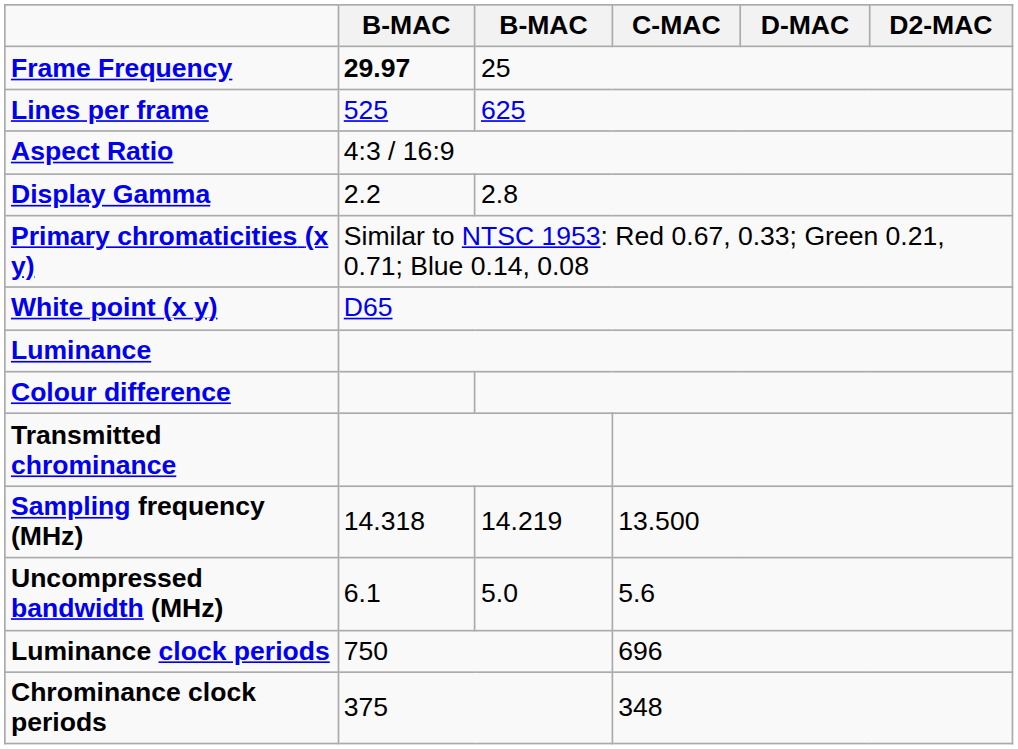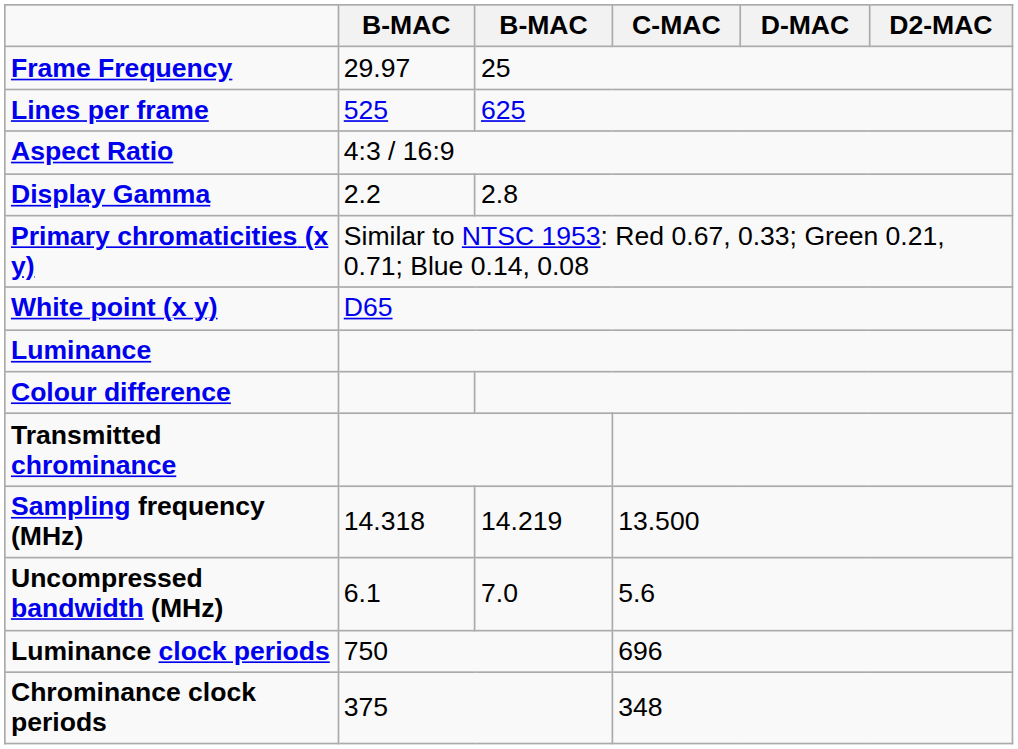(377, 67) bold -> (377, 67) normal
(499, 593) 5.0 -> (499, 593) 7.0
